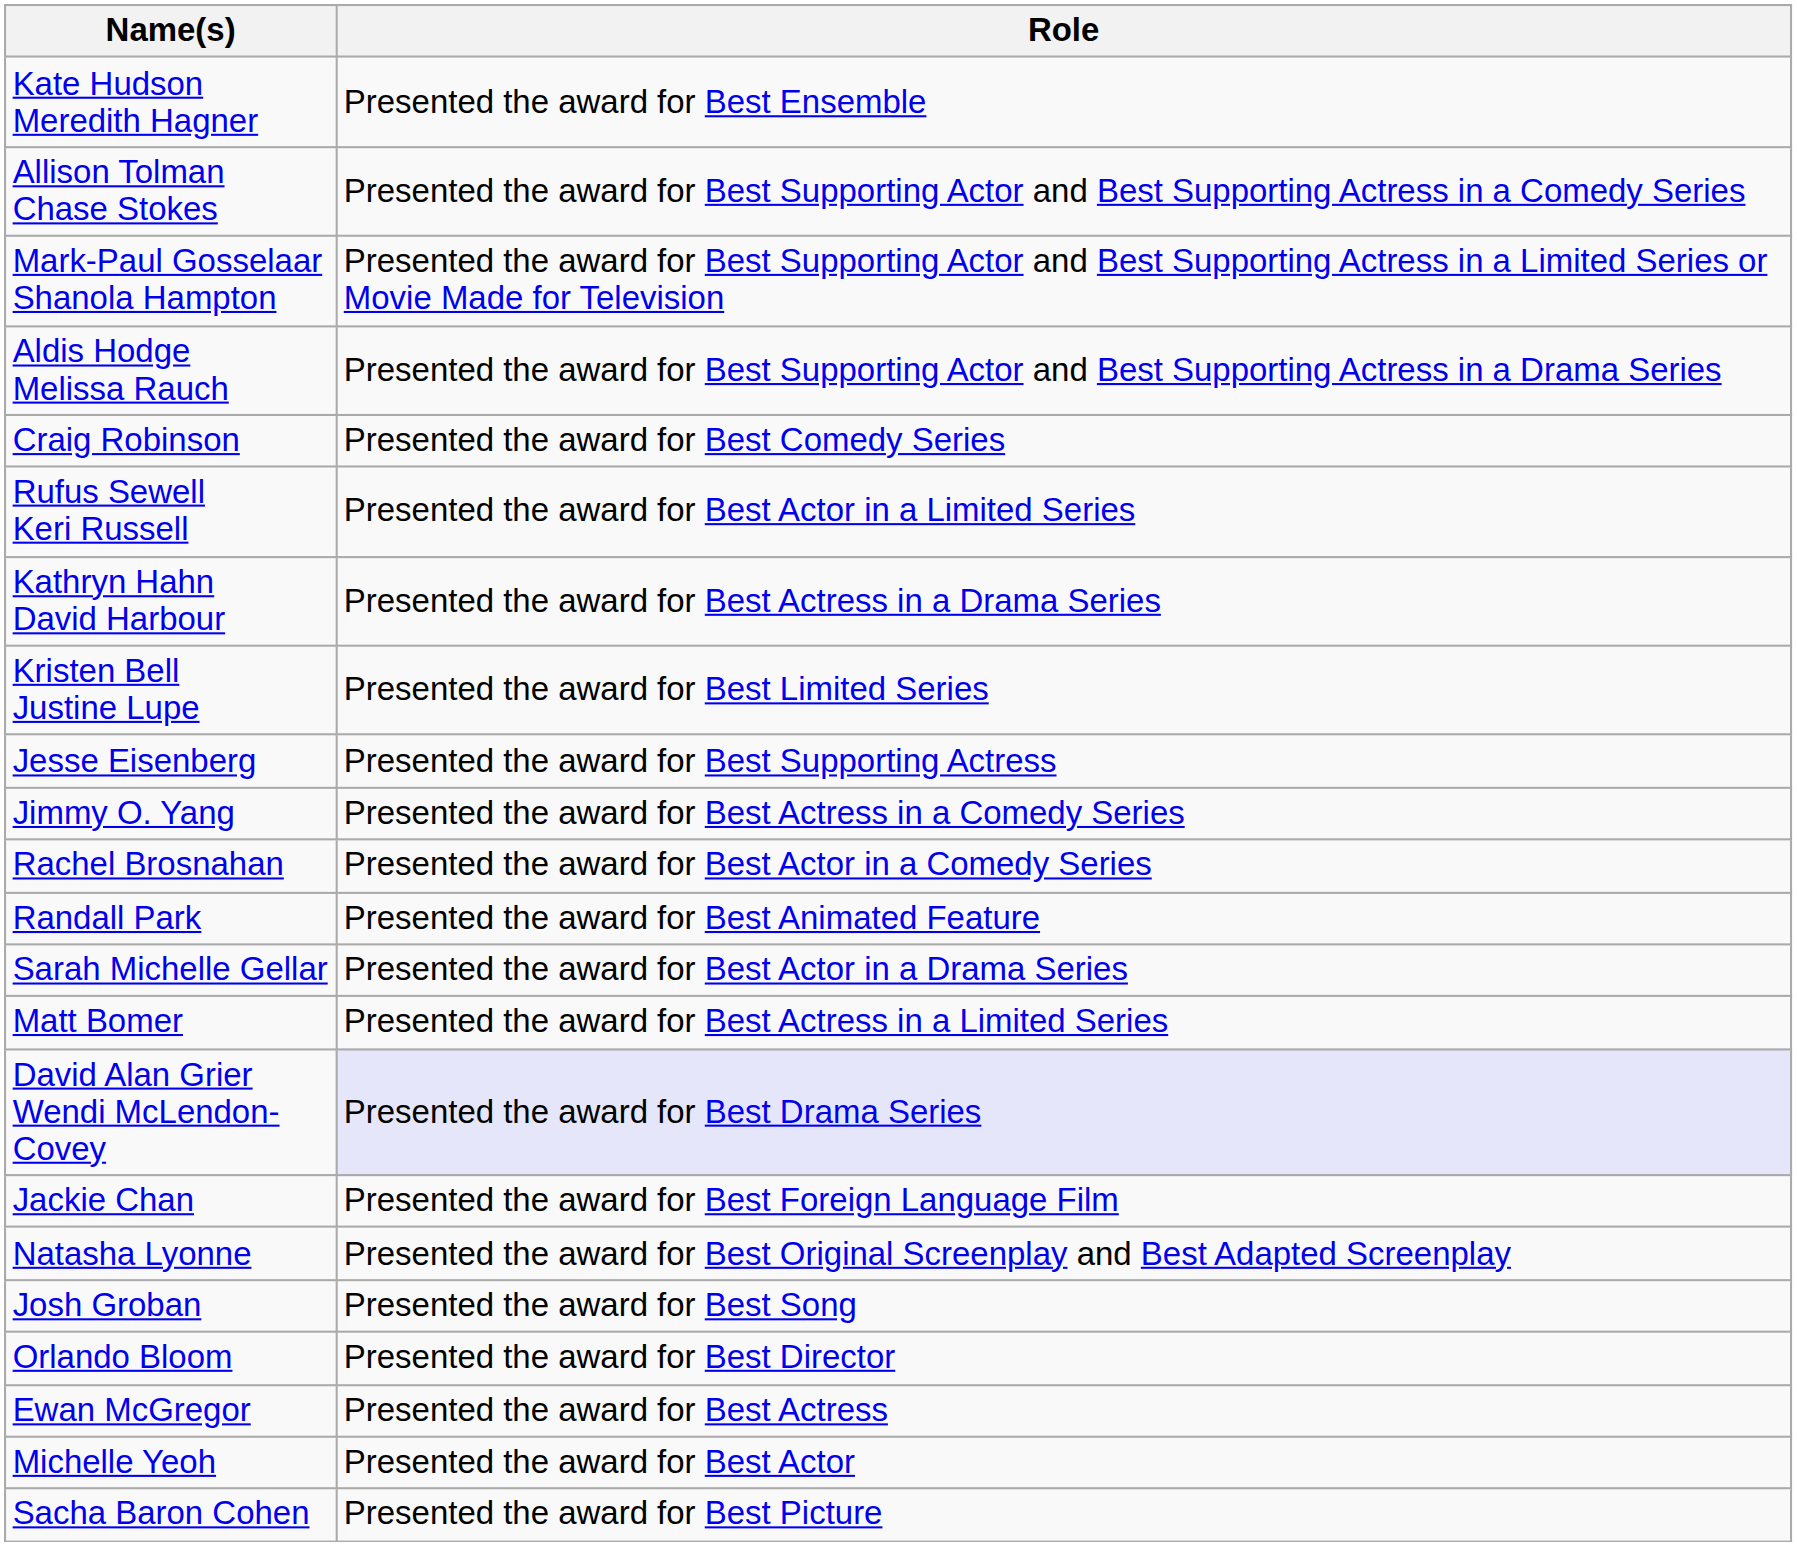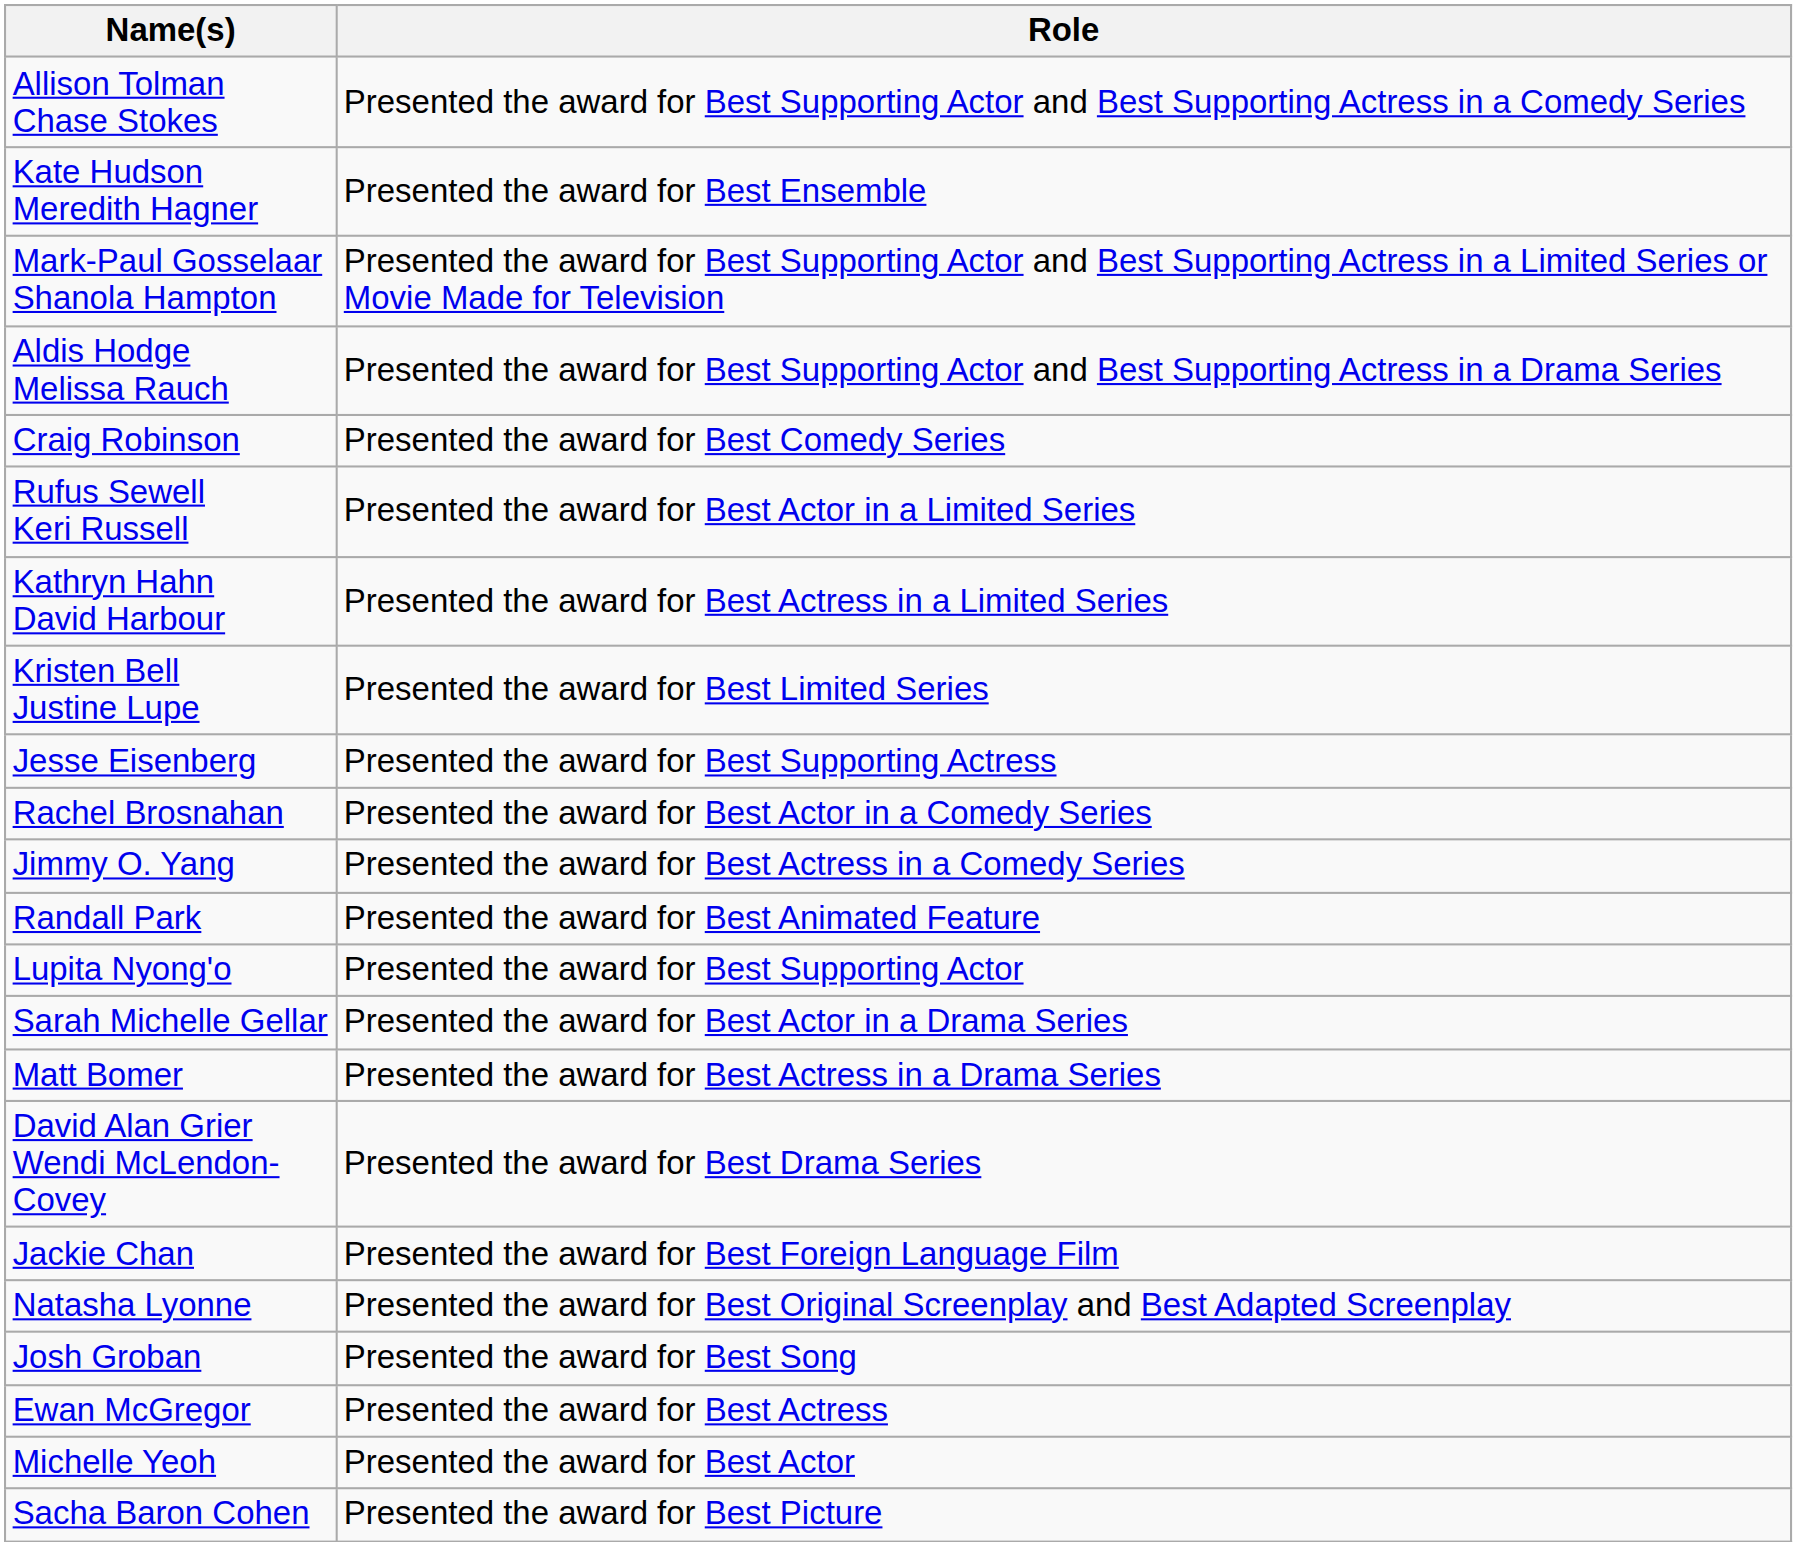rows swapped: (135, 101) <-> (119, 190)
(752, 600) Presented the award for Best Actress in a Drama Series -> (756, 600) Presented the award for Best Actress in a Limited Series
rows swapped: (148, 865) <-> (124, 812)
+ row: (122, 969)
(756, 1022) Presented the award for Best Actress in a Limited Series -> (752, 1074) Presented the award for Best Actress in a Drama Series
(663, 1111) lavender background -> (663, 1163) no background
- row: (123, 1357)
